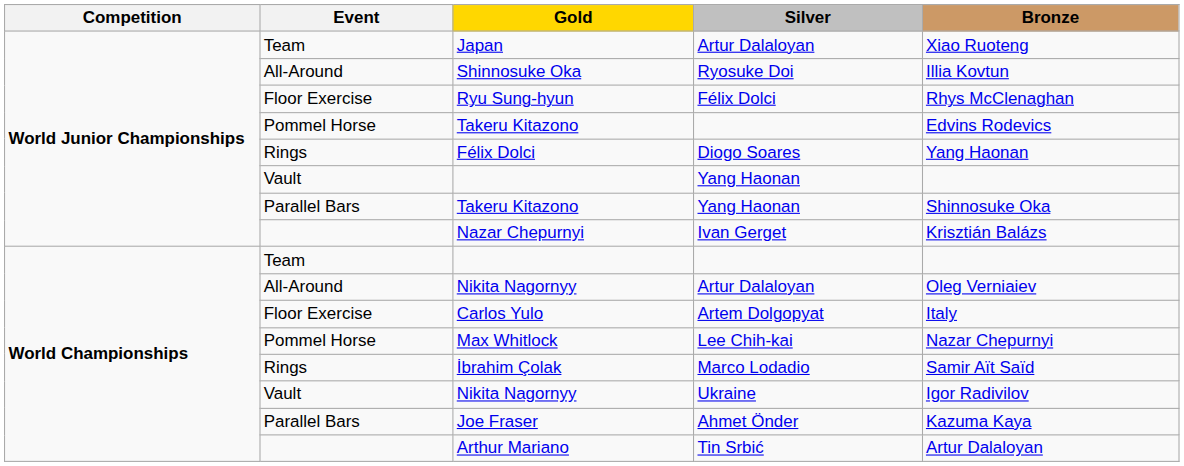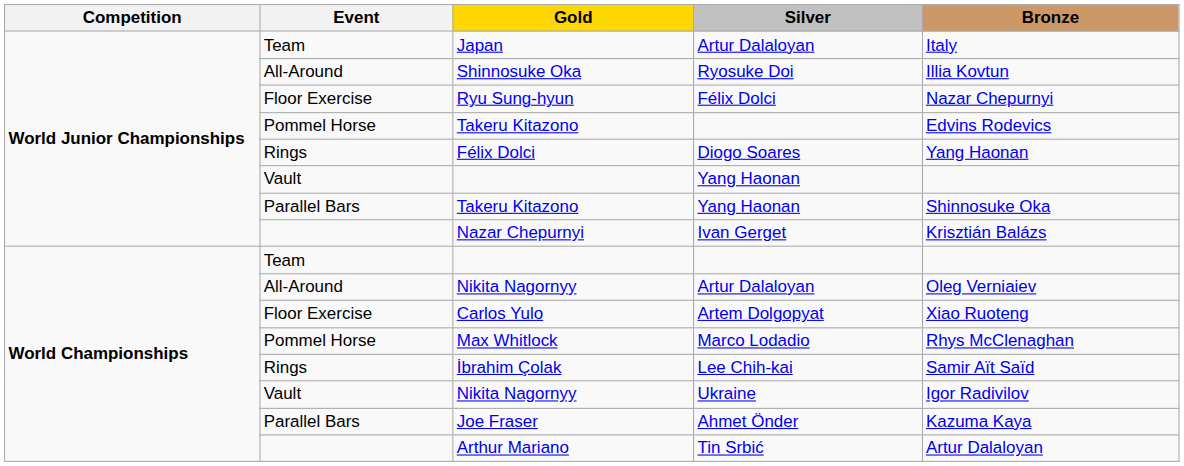(977, 44) Xiao Ruoteng -> (941, 44) Italy
(1000, 98) Rhys McClenaghan -> (990, 98) Nazar Chepurnyi
(941, 313) Italy -> (977, 313) Xiao Ruoteng
(745, 340) Lee Chih-kai -> (754, 340) Marco Lodadio
(990, 340) Nazar Chepurnyi -> (1000, 340) Rhys McClenaghan
(754, 367) Marco Lodadio -> (745, 367) Lee Chih-kai
